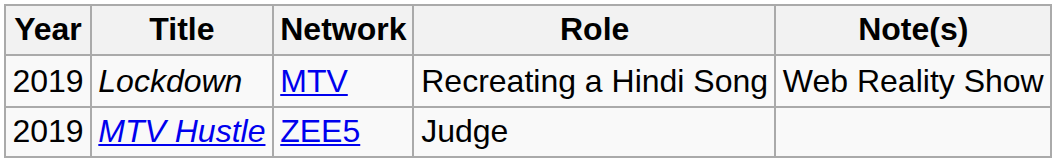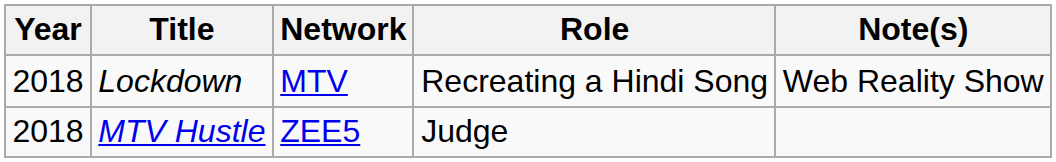(48, 80) 2019 -> (48, 80) 2018
(48, 131) 2019 -> (48, 131) 2018
